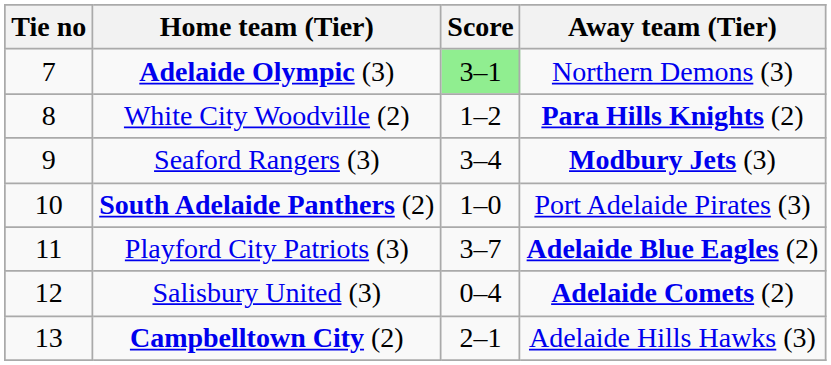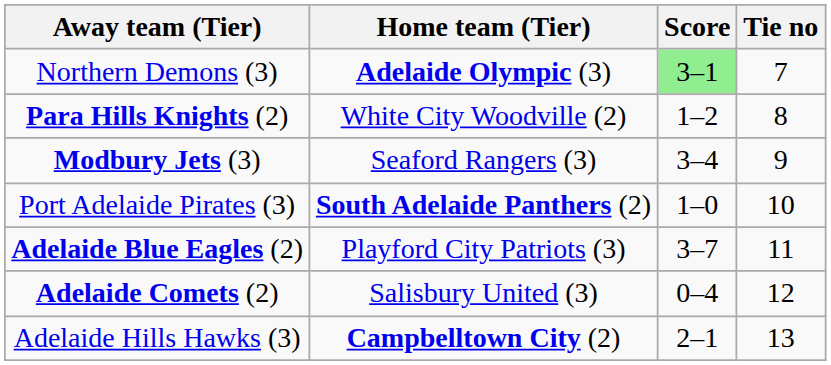columns swapped: (49, 26) <-> (672, 26)
